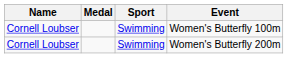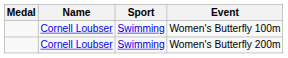columns swapped: (43, 12) <-> (98, 12)
